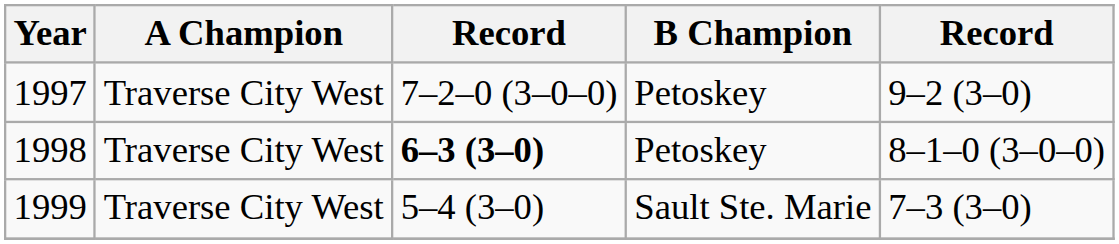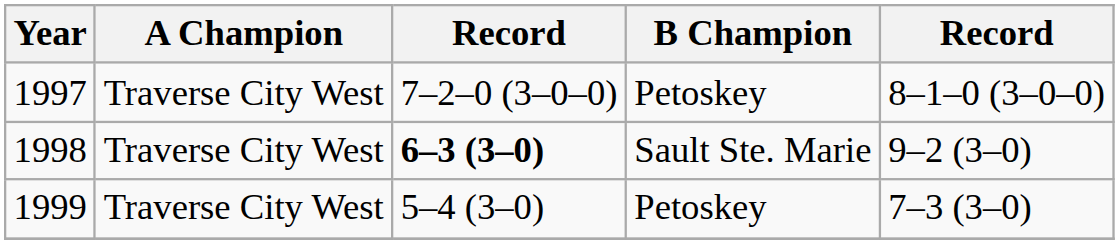(960, 91) 9–2 (3–0) -> (997, 91) 8–1–0 (3–0–0)
(700, 149) Petoskey -> (753, 149) Sault Ste. Marie
(997, 149) 8–1–0 (3–0–0) -> (960, 149) 9–2 (3–0)
(753, 207) Sault Ste. Marie -> (700, 207) Petoskey
